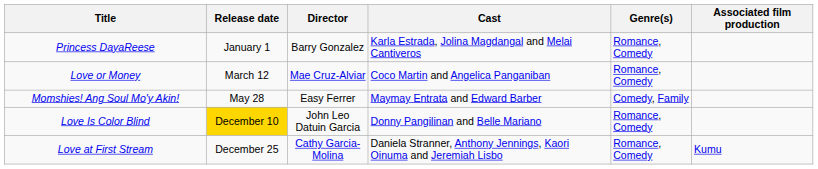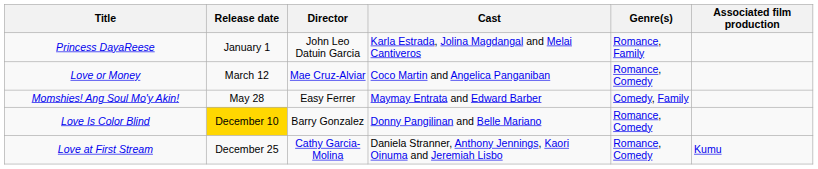(328, 47) Barry Gonzalez -> (328, 47) John Leo Datuin Garcia
(637, 47) Romance, Comedy -> (637, 47) Romance, Family
(328, 121) John Leo Datuin Garcia -> (328, 121) Barry Gonzalez
